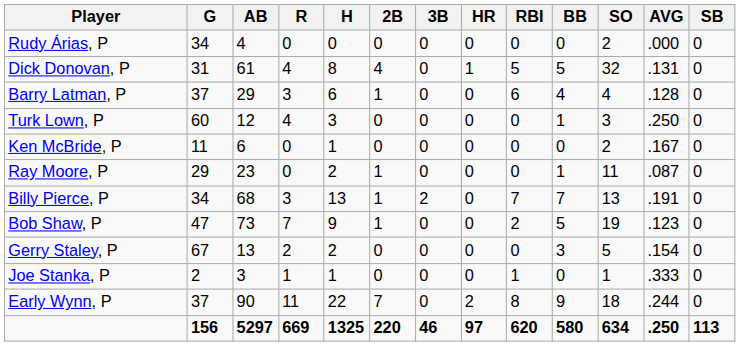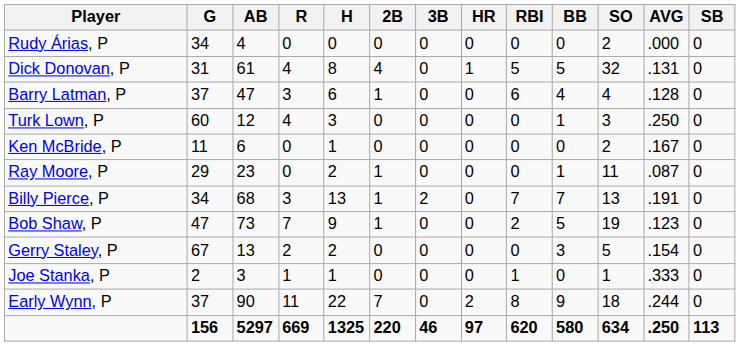(246, 95) 29 -> (246, 95) 47
